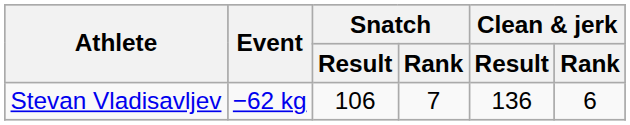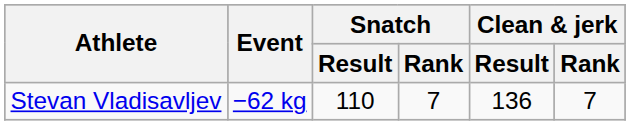(355, 101) 106 -> (355, 101) 110
(590, 101) 6 -> (590, 101) 7
